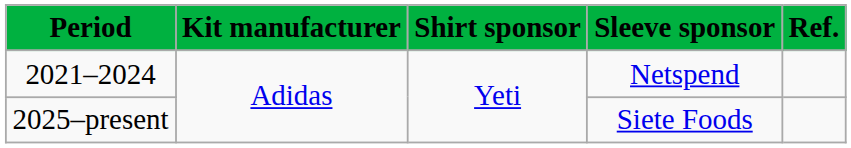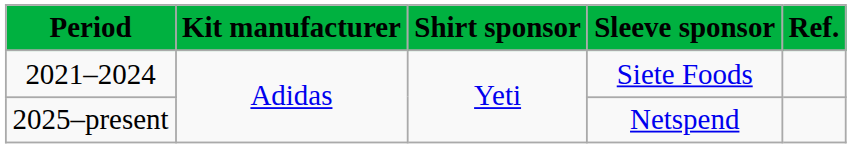(685, 73) Netspend -> (685, 73) Siete Foods
(685, 119) Siete Foods -> (685, 119) Netspend
